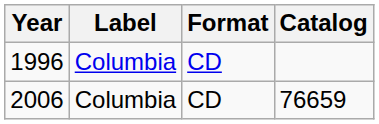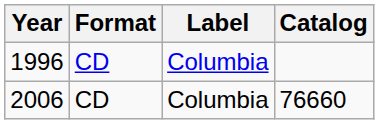columns swapped: (125, 23) <-> (228, 23)
(313, 99) 76659 -> (313, 99) 76660
